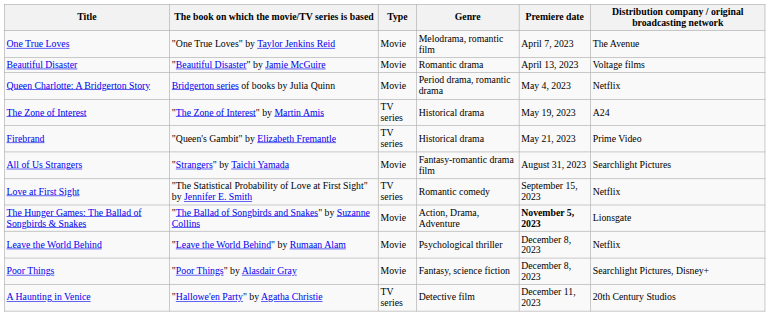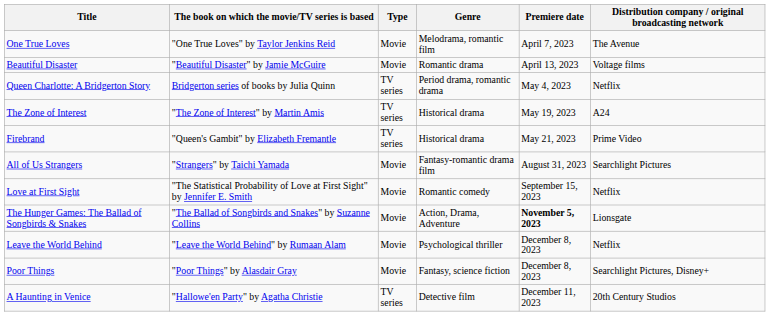(393, 86) Movie -> (392, 86) TV series
(392, 191) TV series -> (393, 191) Movie
